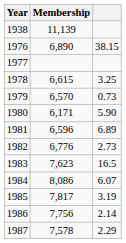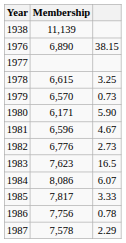(107, 130) 6.89 -> (107, 130) 4.67
(107, 197) 3.19 -> (107, 197) 3.33
(107, 213) 2.14 -> (107, 213) 0.78
